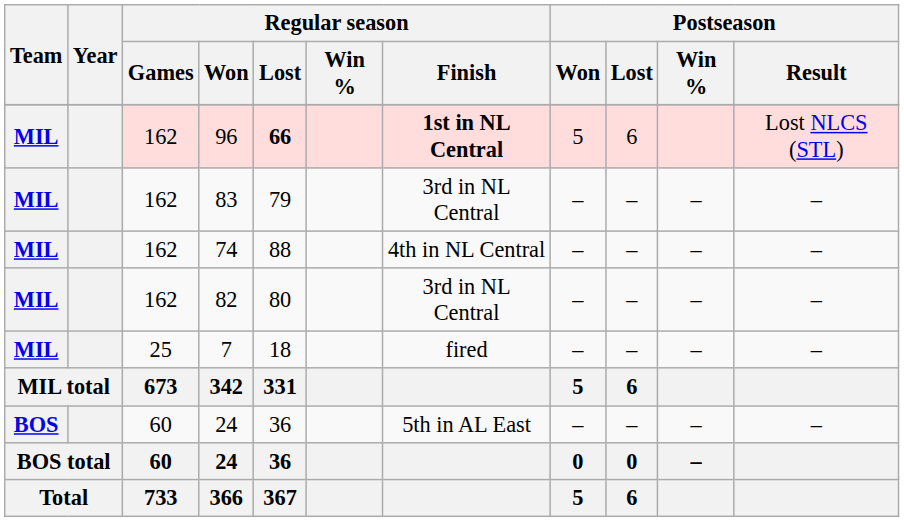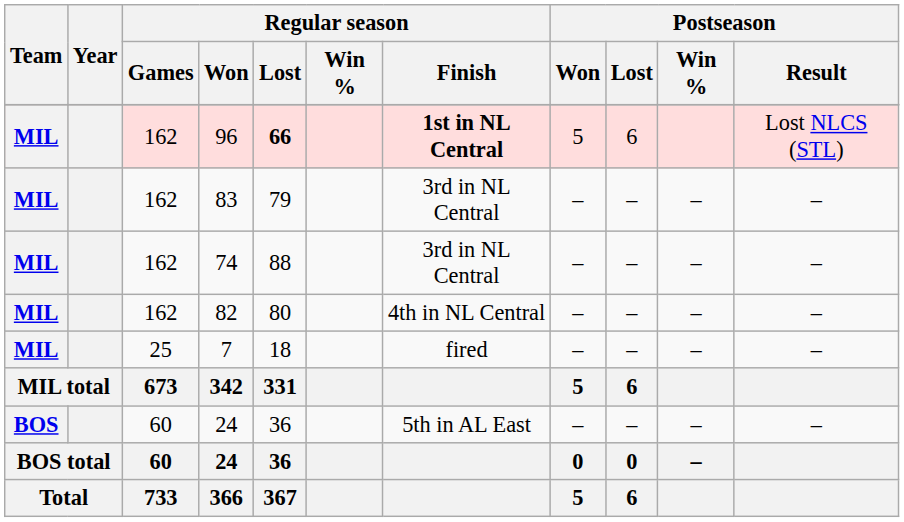(467, 249) 4th in NL Central -> (467, 263) 3rd in NL Central
(467, 299) 3rd in NL Central -> (467, 313) 4th in NL Central
